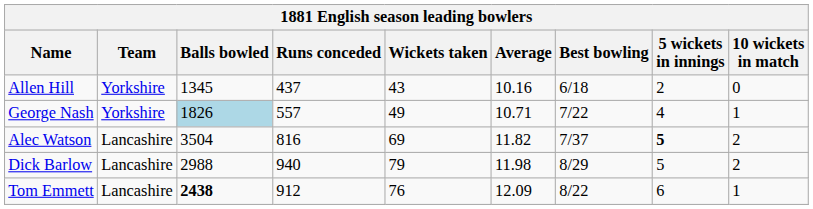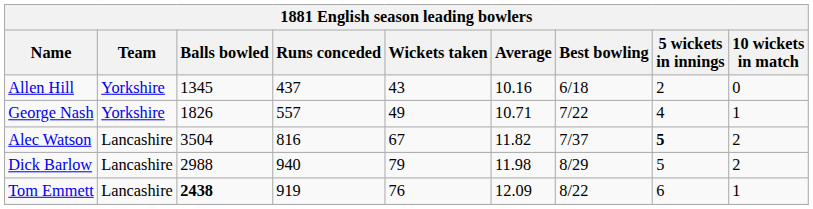(197, 113) lightblue background -> (197, 113) no background
(397, 139) 69 -> (397, 139) 67
(289, 191) 912 -> (289, 191) 919
